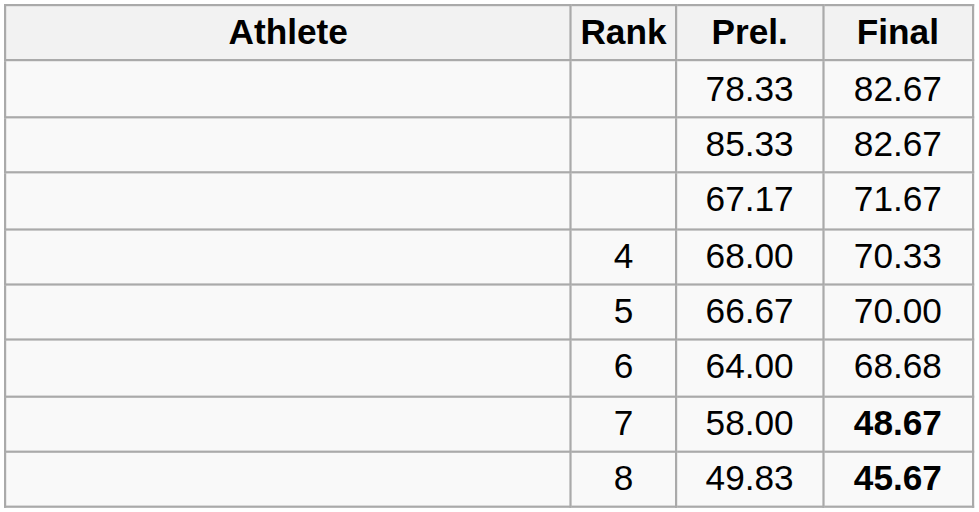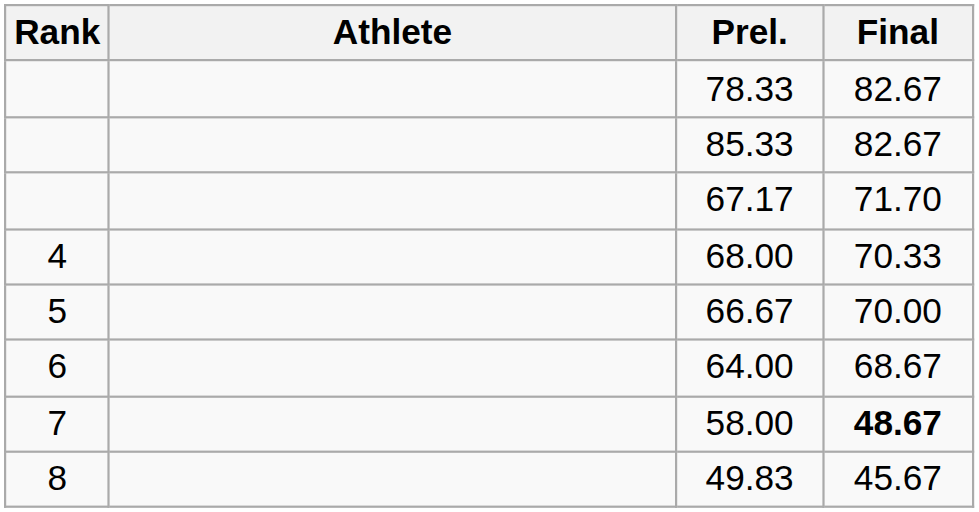columns swapped: (623, 32) <-> (288, 32)
(898, 199) 71.67 -> (898, 199) 71.70
(898, 367) 68.68 -> (898, 367) 68.67
(898, 479) bold -> (898, 479) normal
